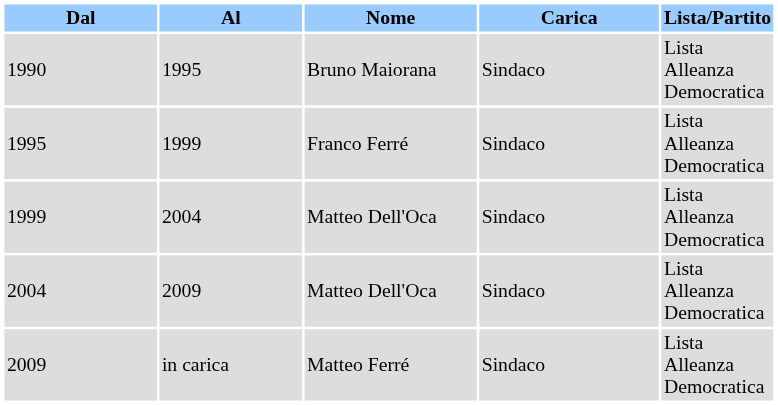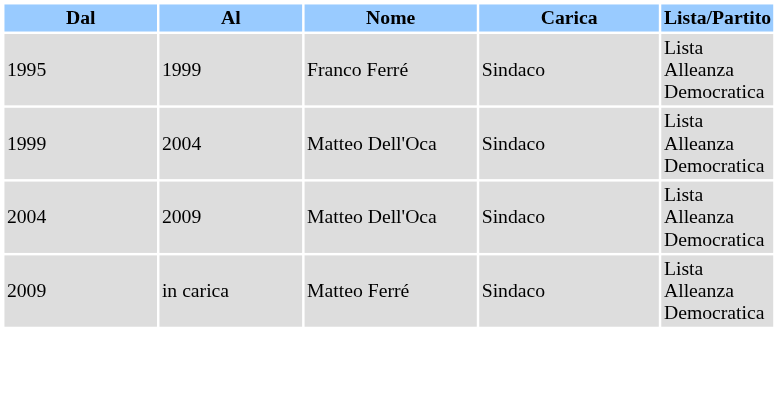- row: (27, 69)
